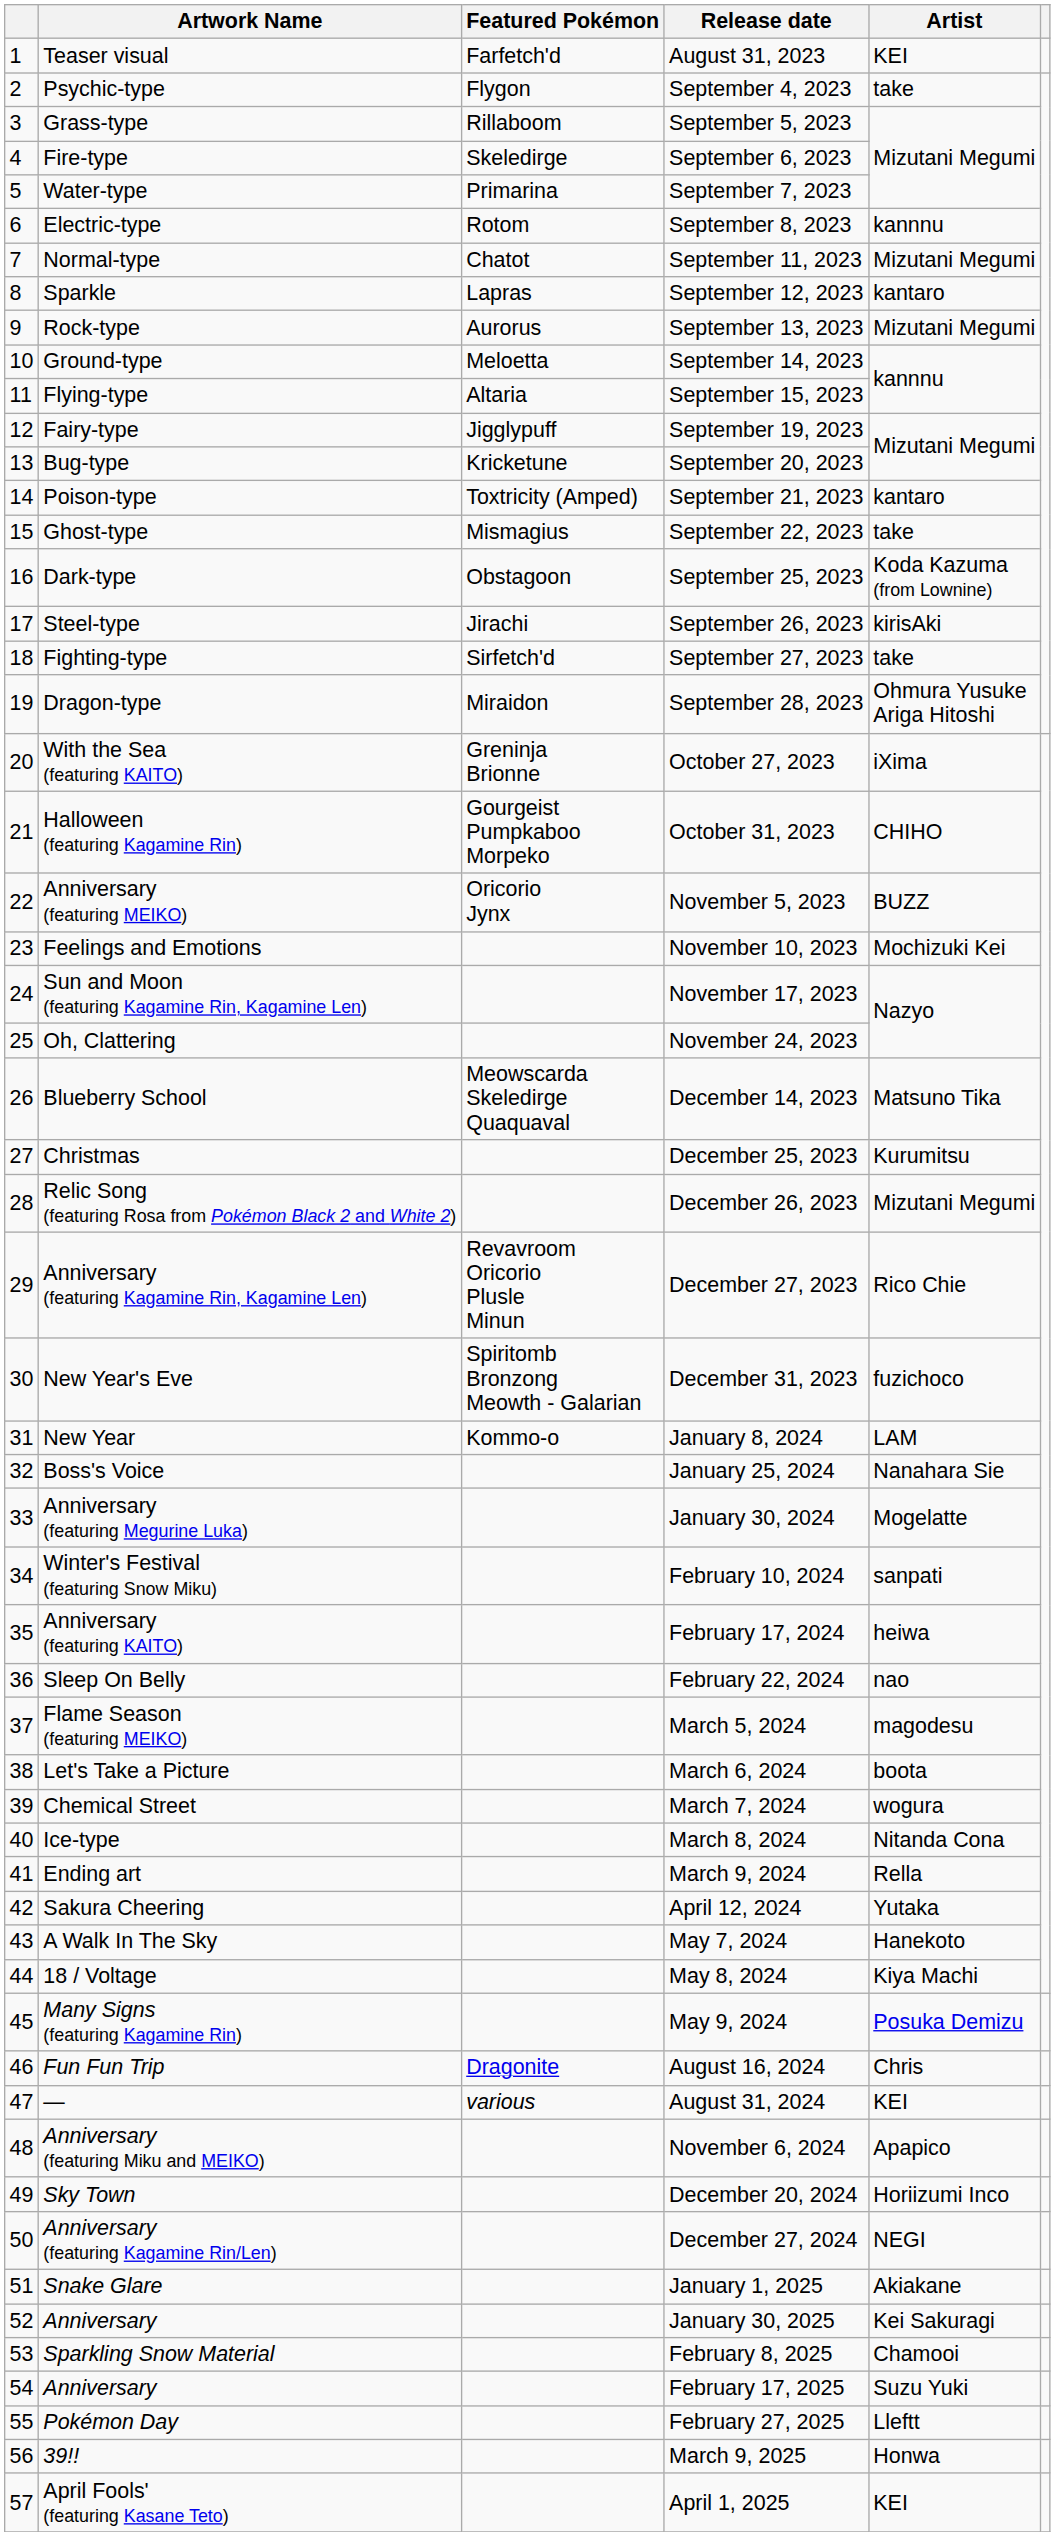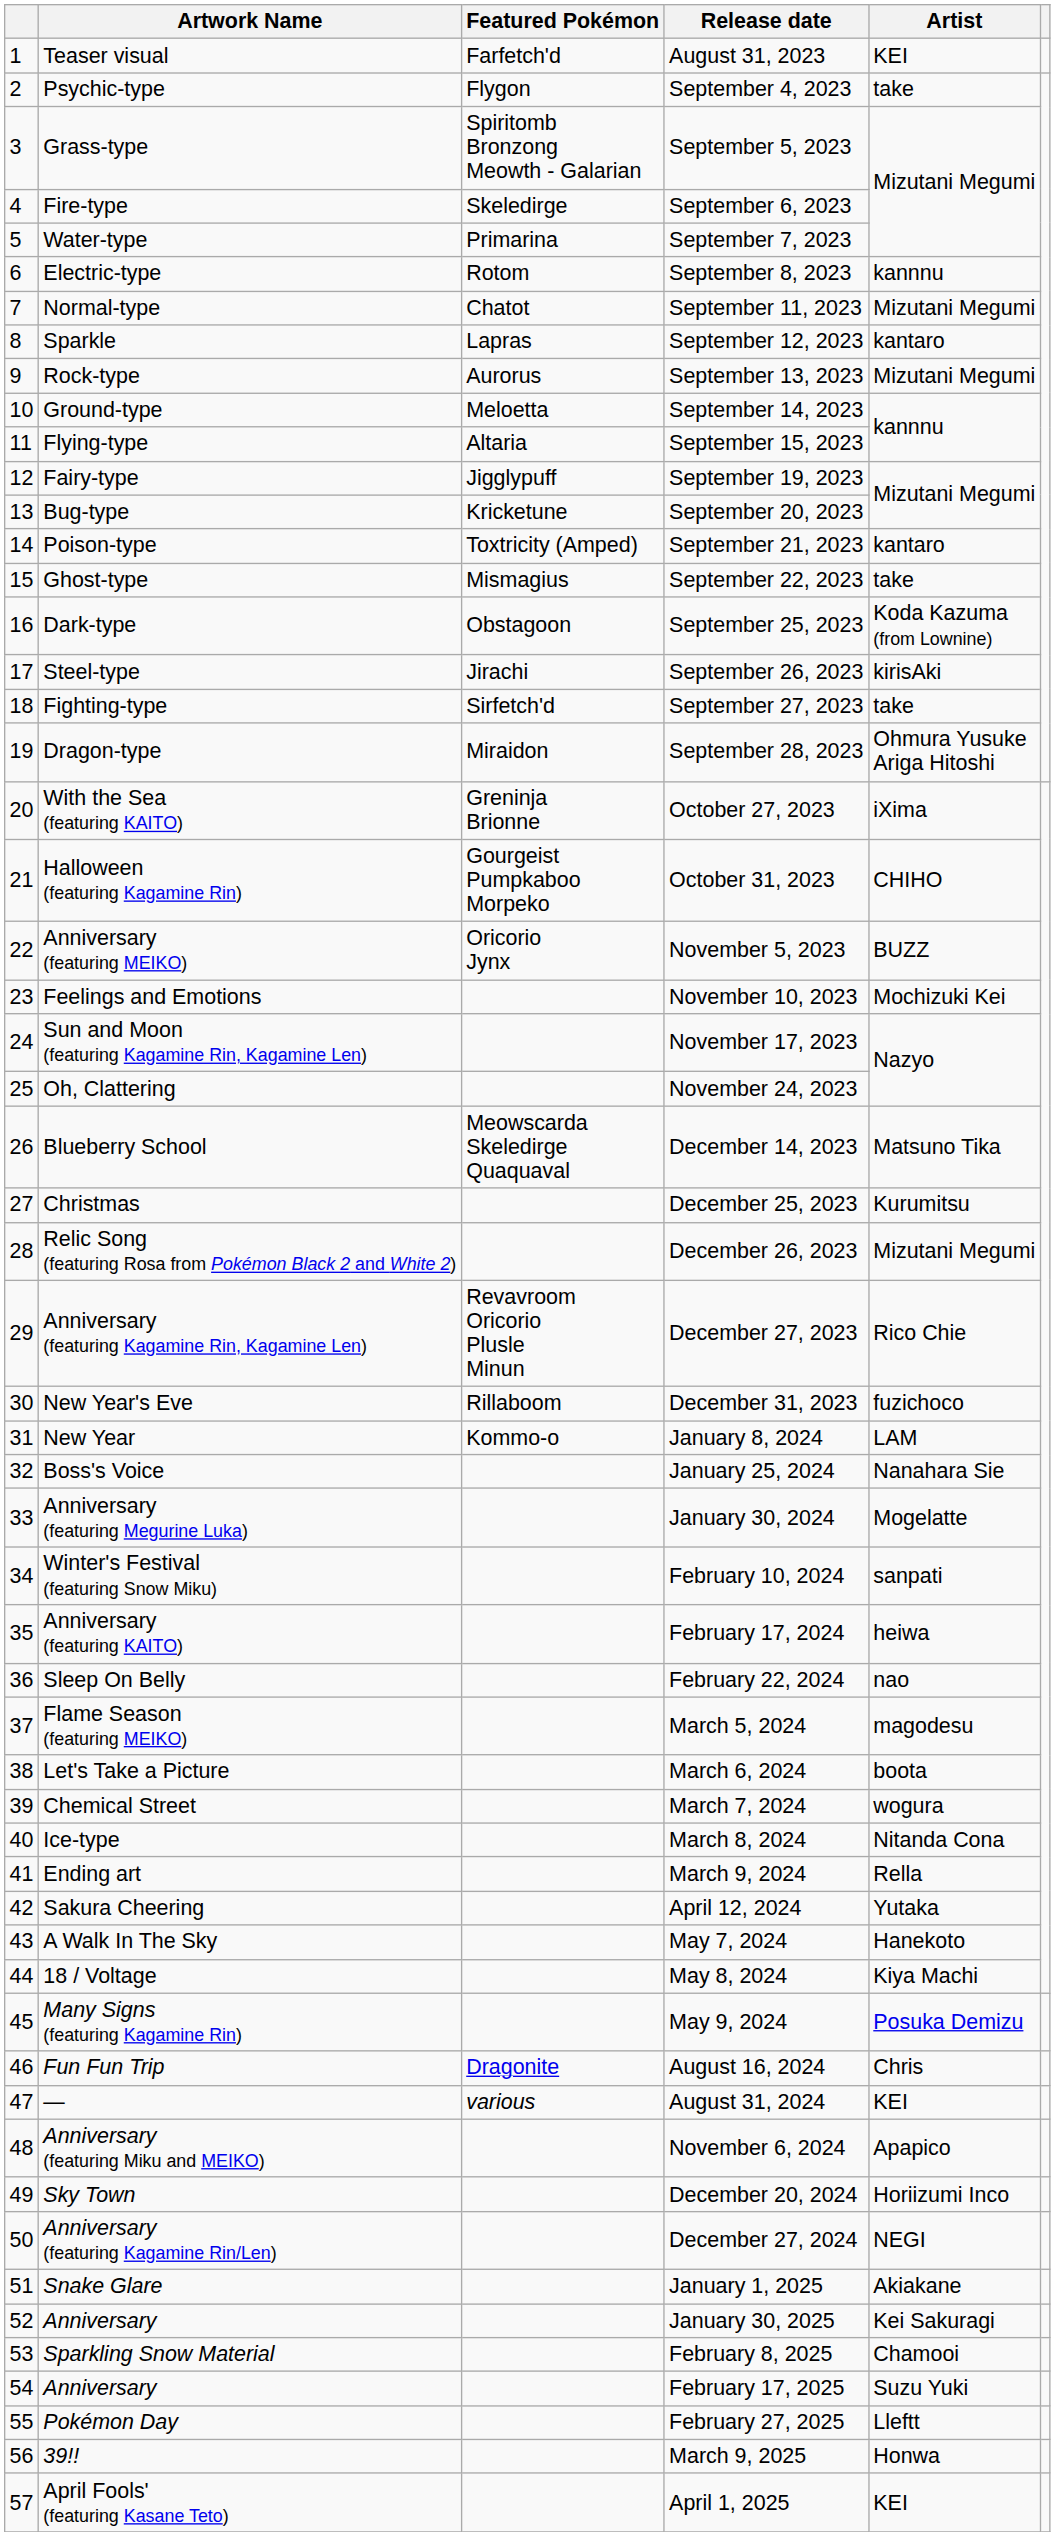(514, 123) Rillaboom -> (554, 147) Spiritomb Bronzong Meowth - Galarian
(554, 1379) Spiritomb Bronzong Meowth - Galarian -> (514, 1403) Rillaboom
